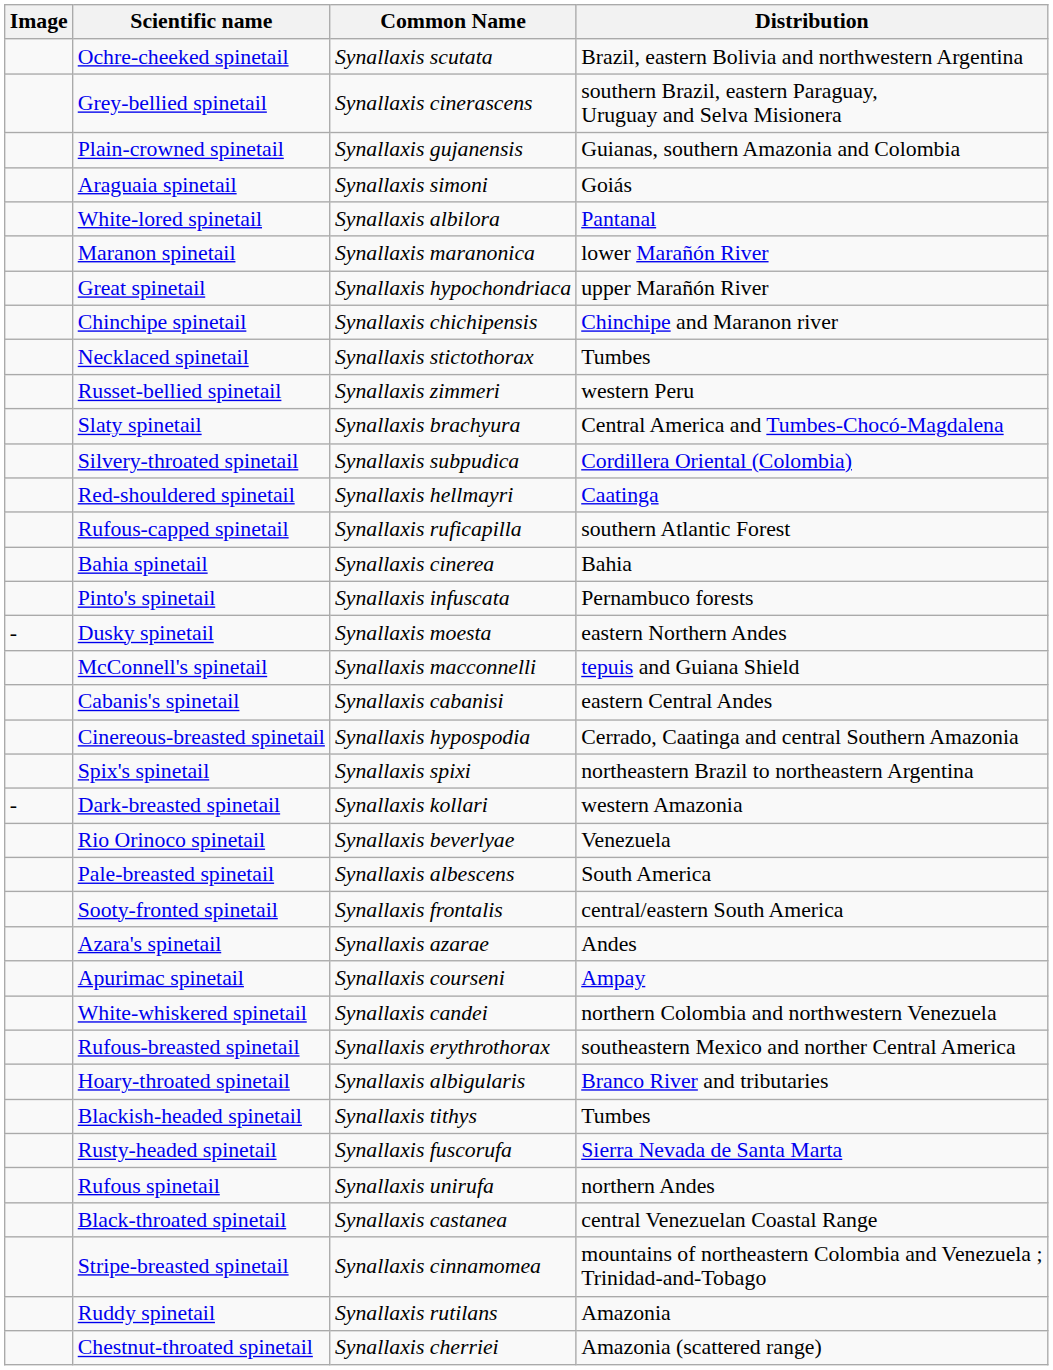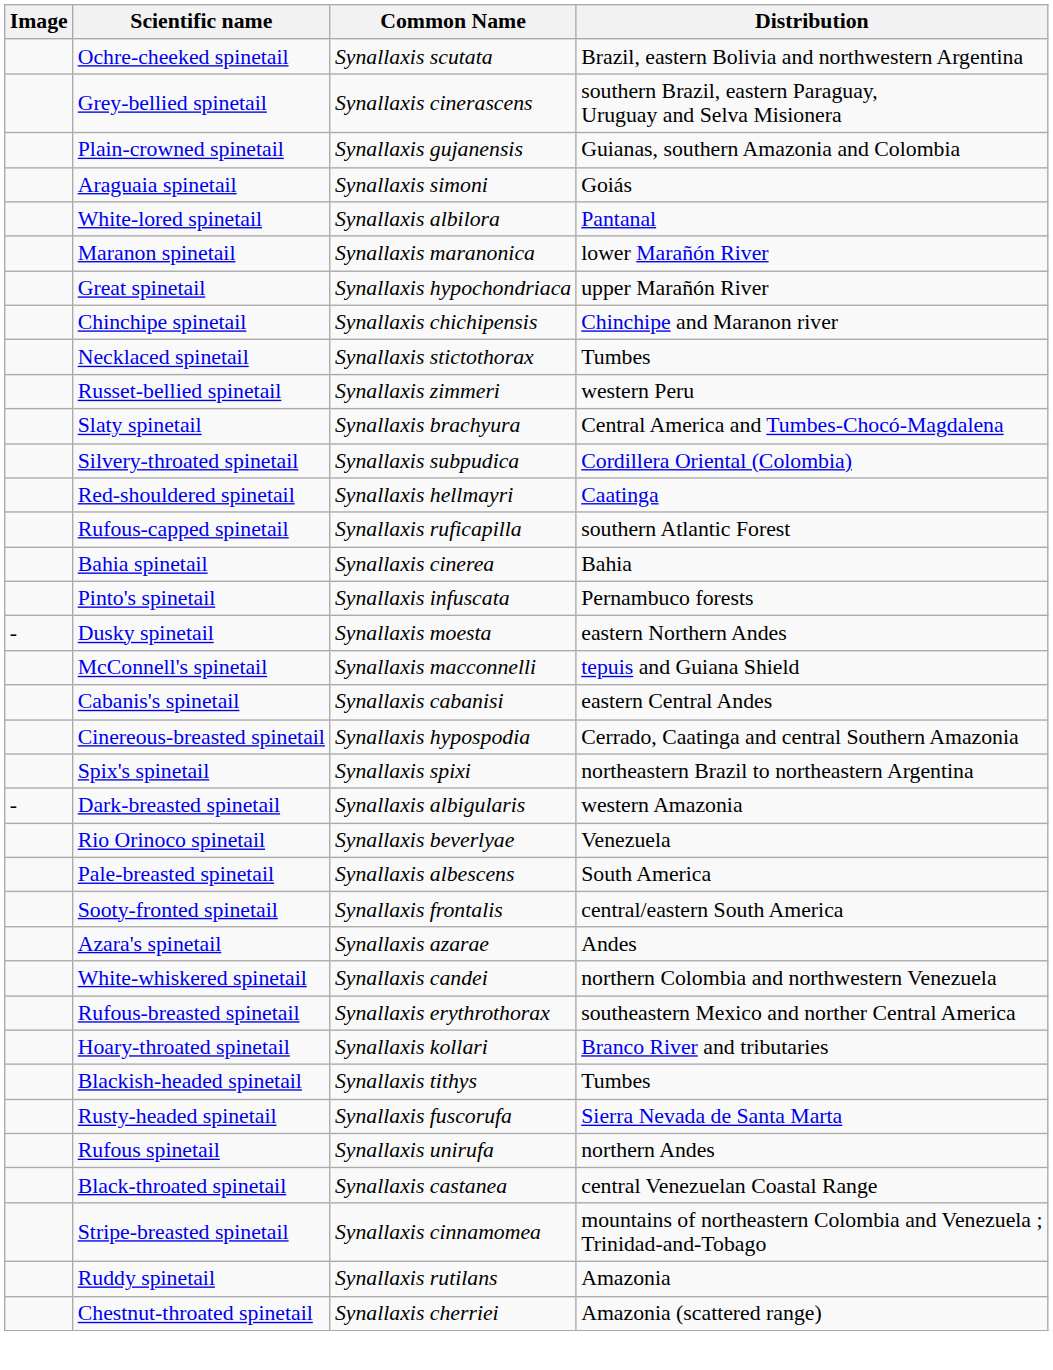(411, 805) Synallaxis kollari -> (430, 805) Synallaxis albigularis
- row: (161, 978)
(430, 1081) Synallaxis albigularis -> (411, 1047) Synallaxis kollari
